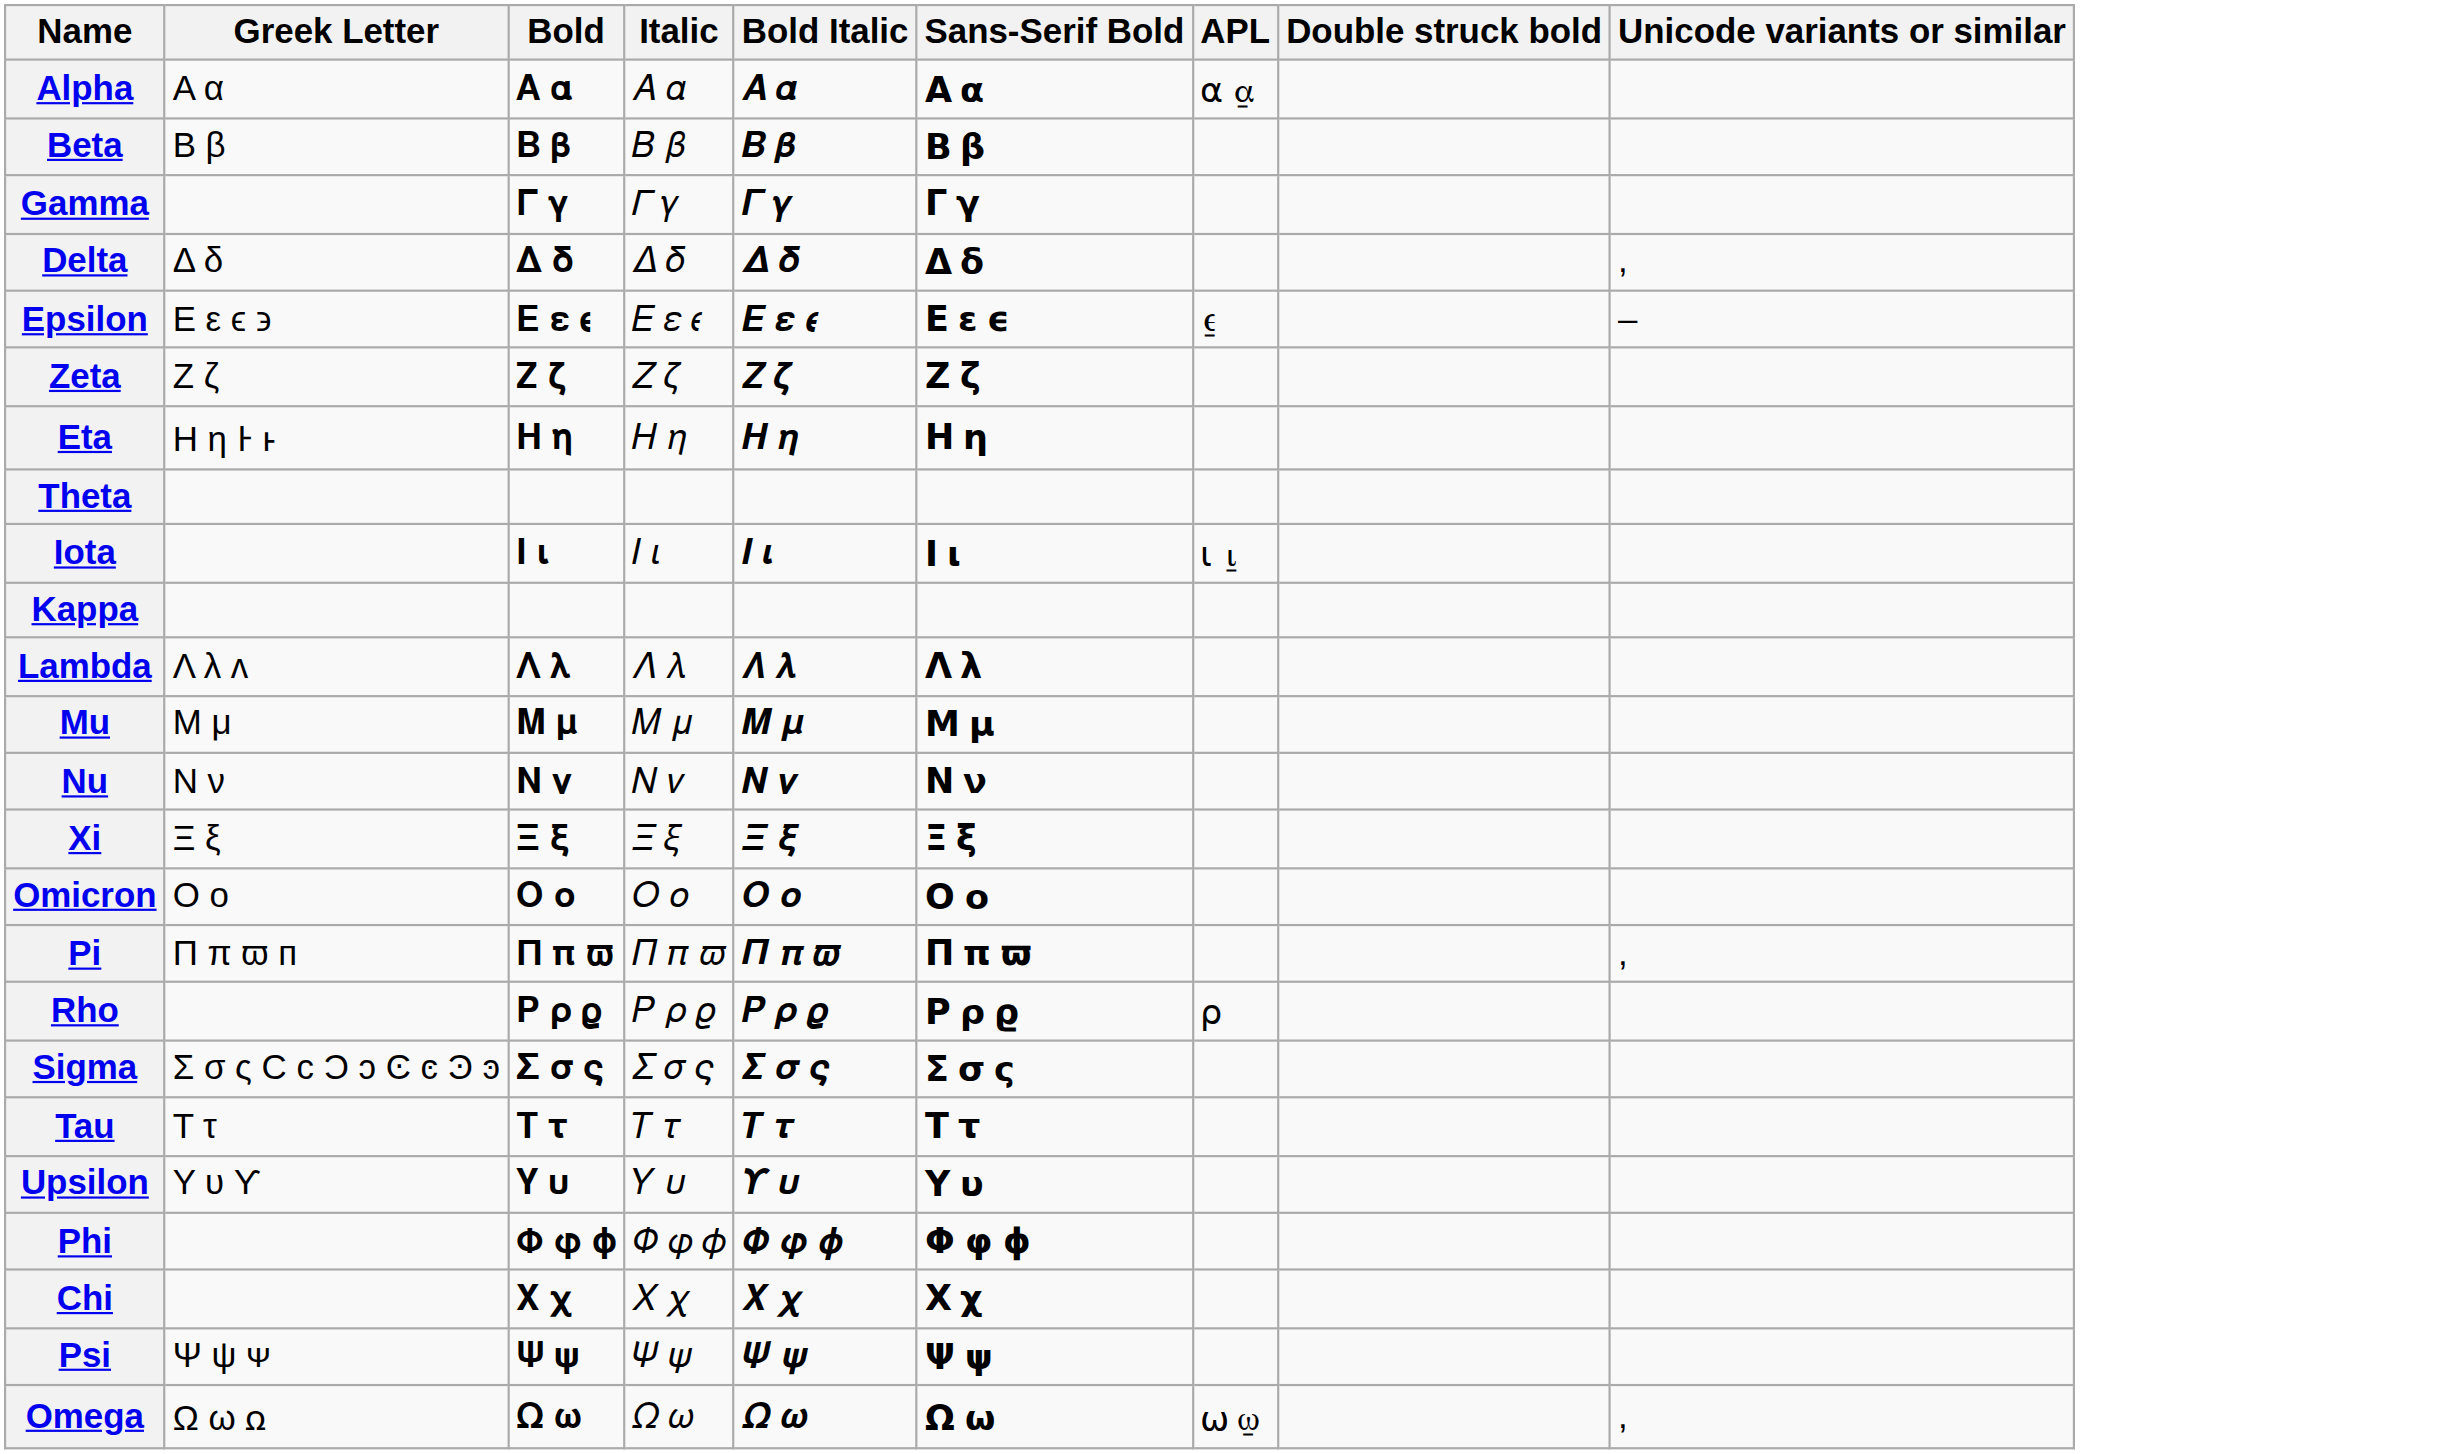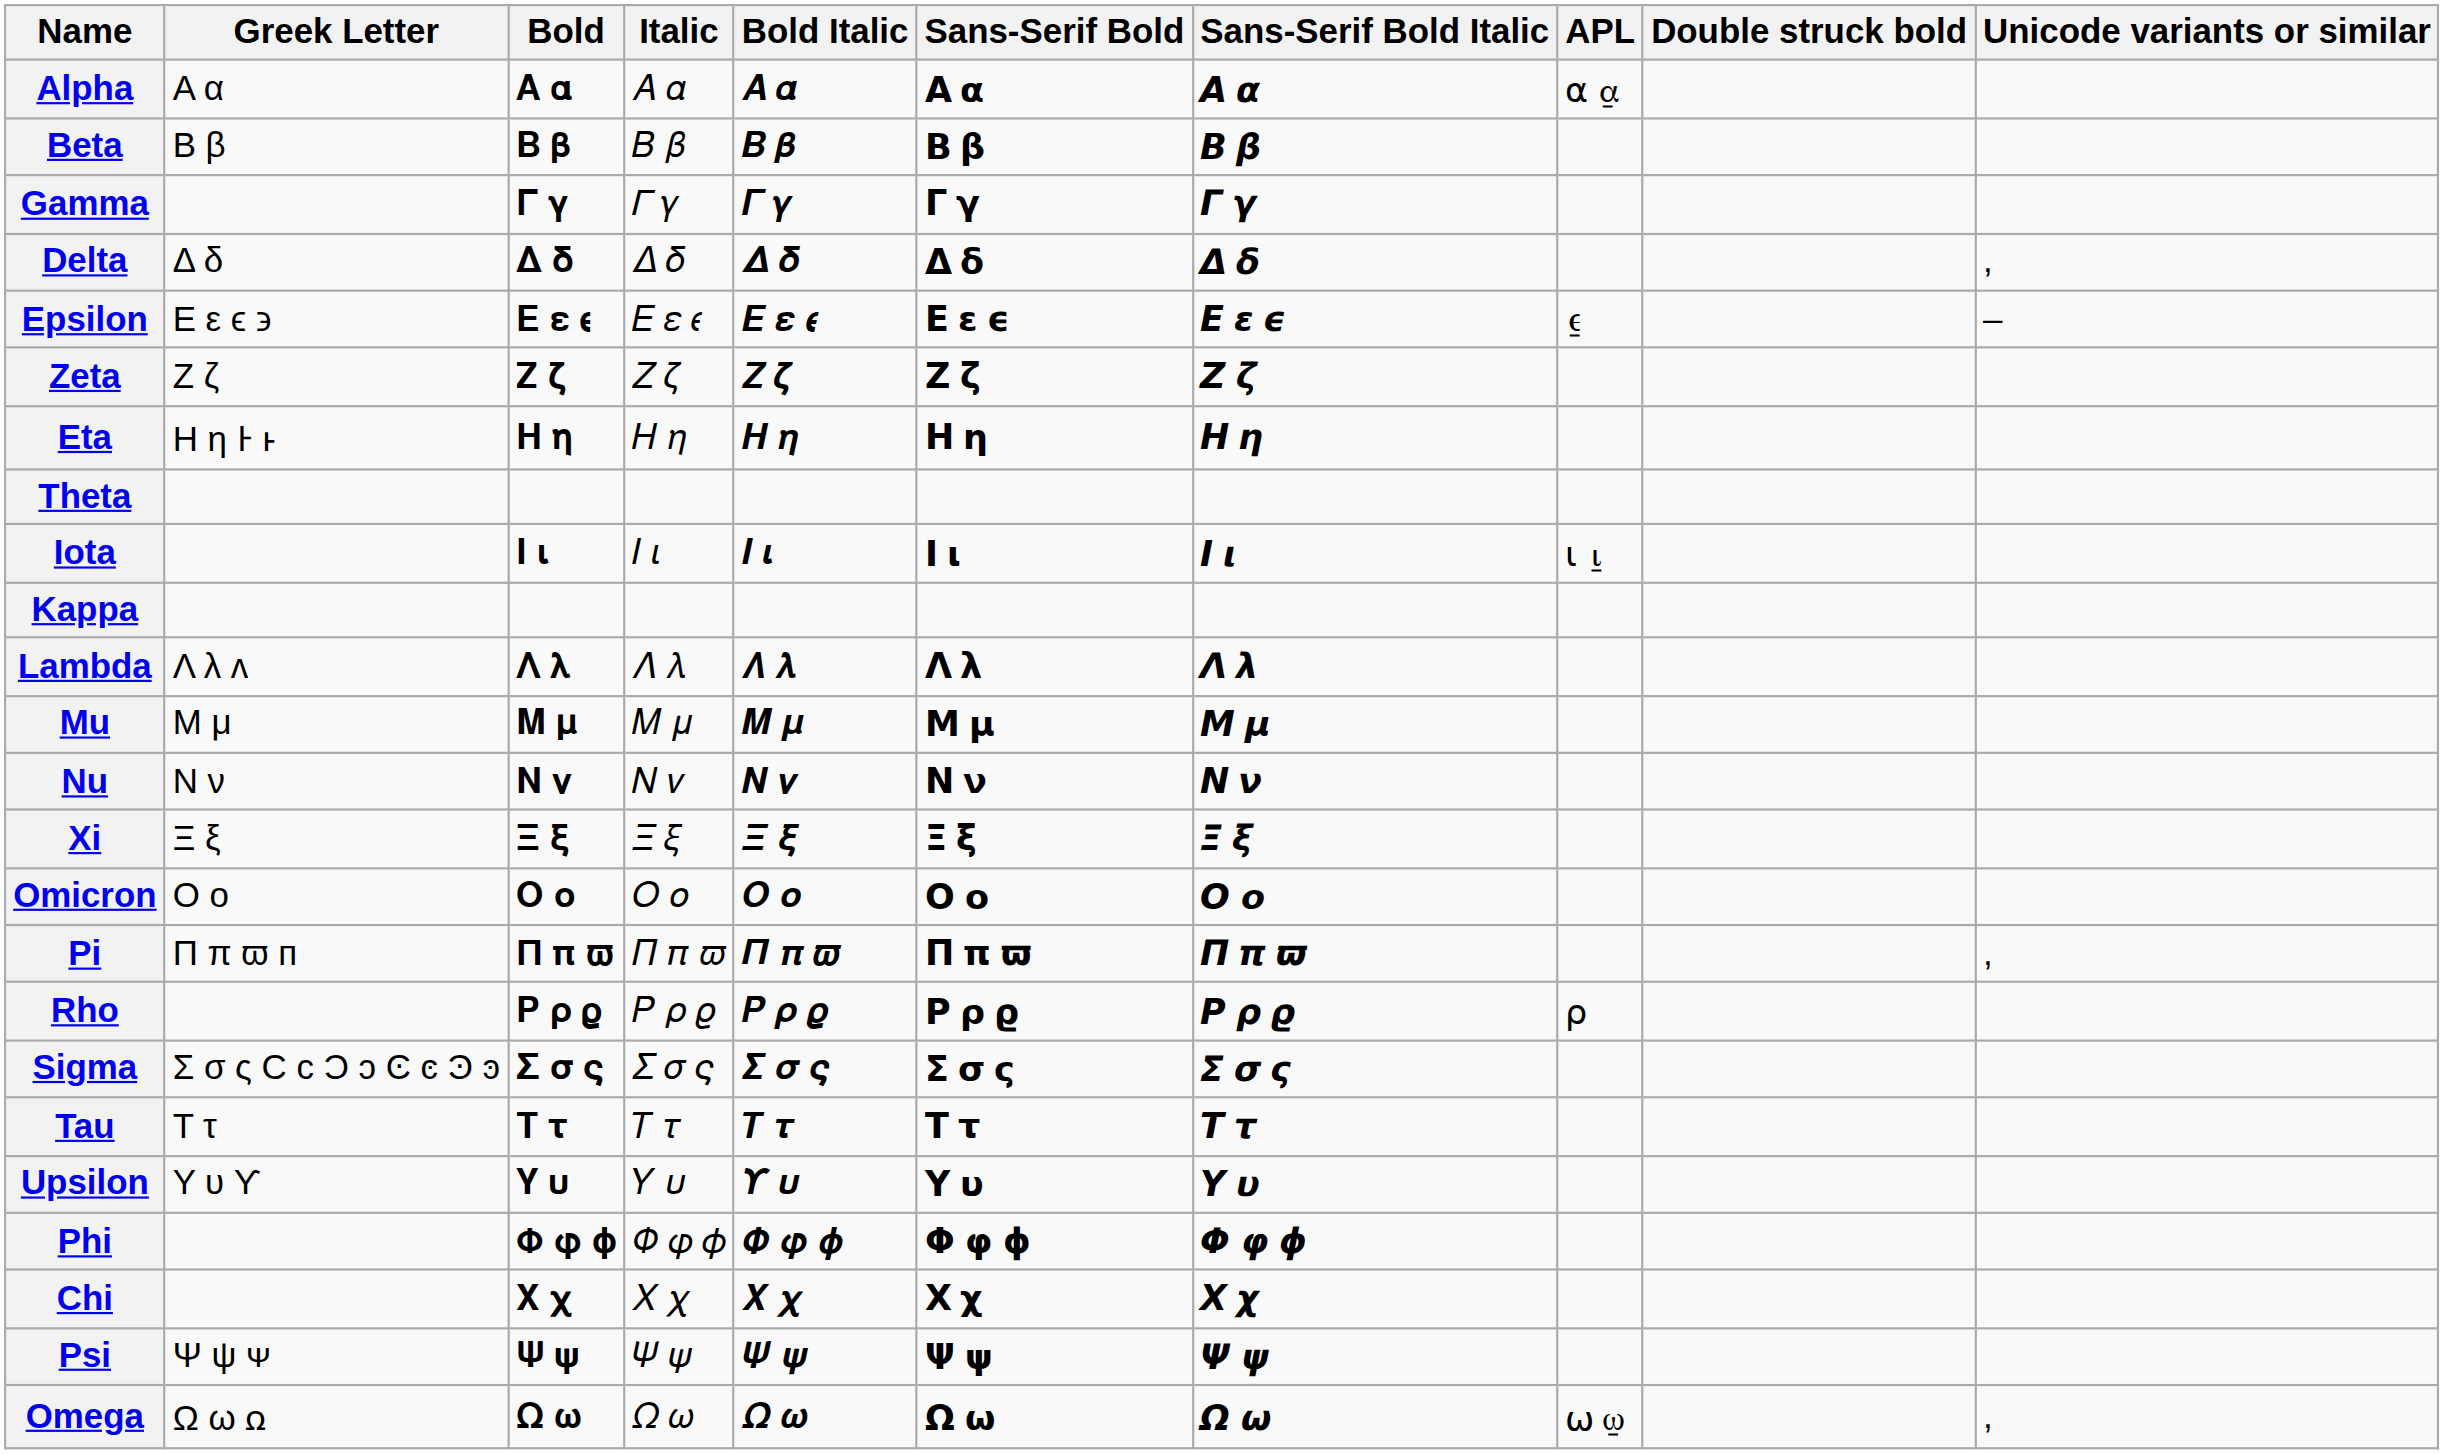+ column: (1375, 32)
